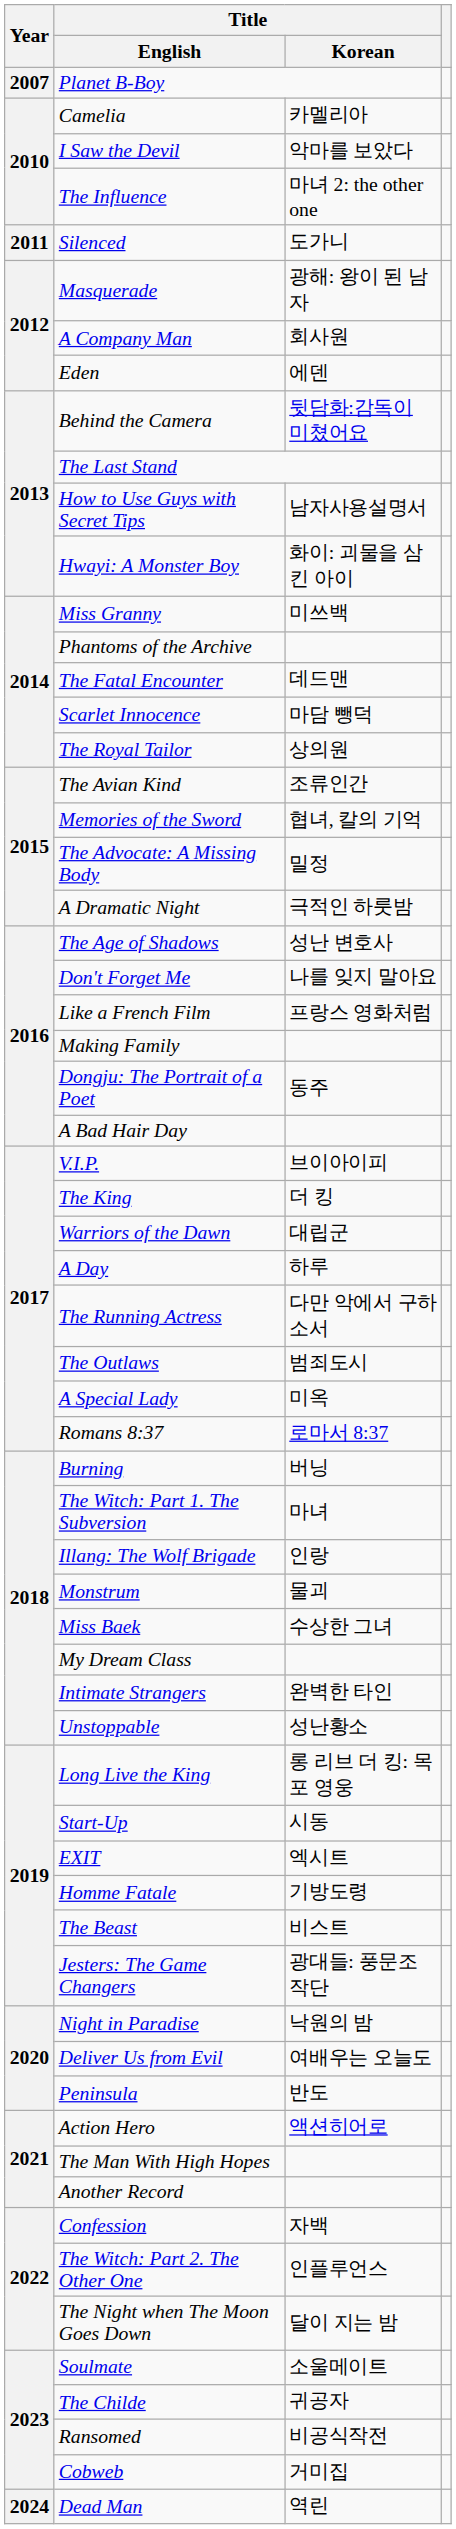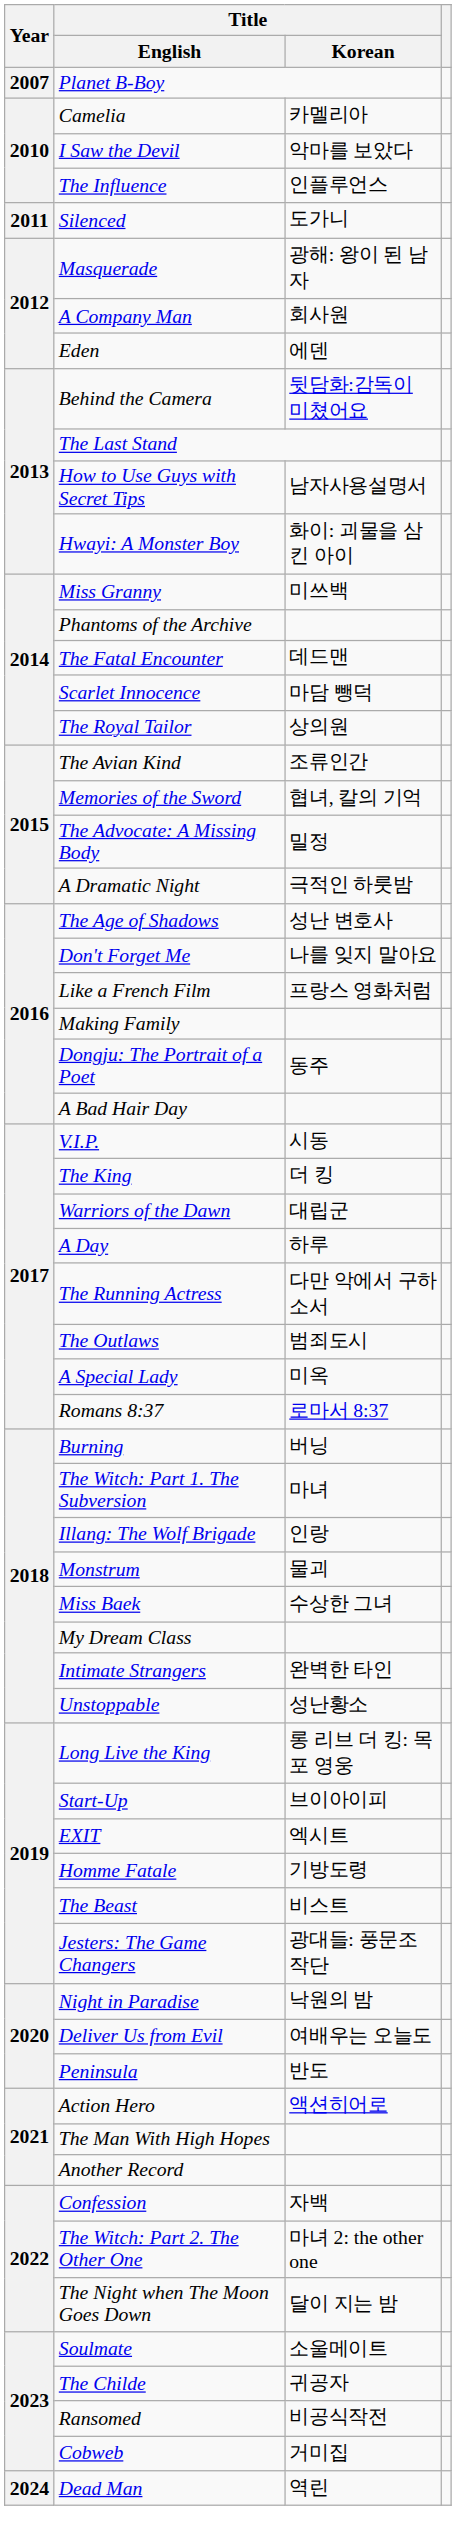(356, 197) 마녀 2: the other one -> (338, 184) 인플루언스
(338, 1162) 브이아이피 -> (309, 1140) 시동
(309, 1822) 시동 -> (338, 1800) 브이아이피
(338, 2268) 인플루언스 -> (356, 2249) 마녀 2: the other one
